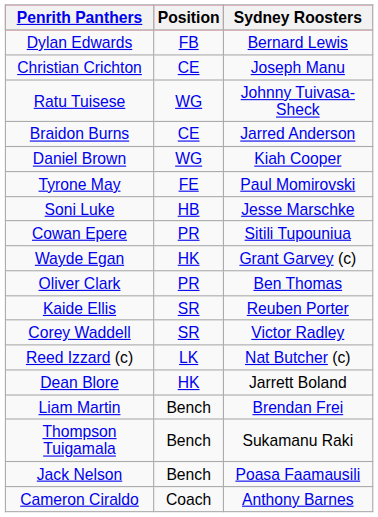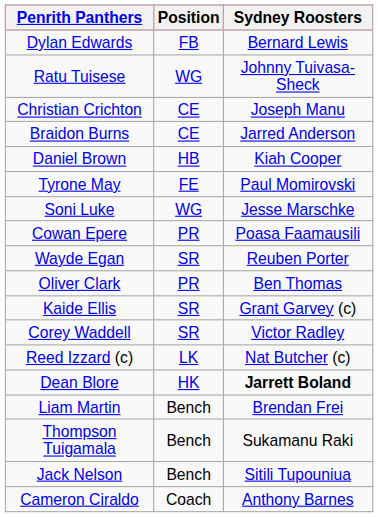rows swapped: (80, 101) <-> (80, 67)
(189, 159) WG -> (189, 159) HB
(189, 209) HB -> (189, 209) WG
(298, 233) Sitili Tupouniua -> (298, 233) Poasa Faamausili
(189, 258) HK -> (189, 258) SR
(298, 258) Grant Garvey (c) -> (298, 258) Reuben Porter
(298, 308) Reuben Porter -> (298, 308) Grant Garvey (c)
(298, 382) normal -> (298, 382) bold
(298, 474) Poasa Faamausili -> (298, 474) Sitili Tupouniua
